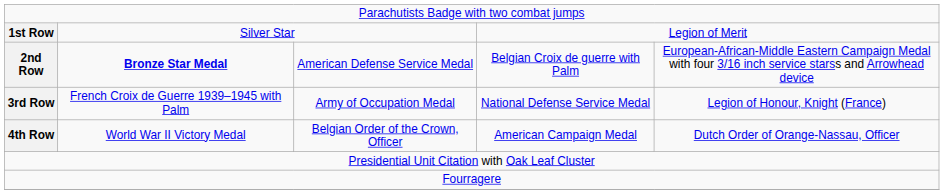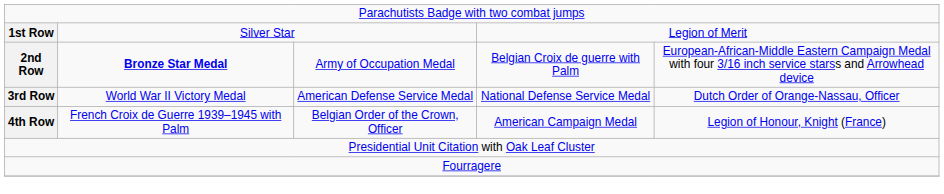(385, 64) American Defense Service Medal -> (385, 64) Army of Occupation Medal
(176, 103) French Croix de Guerre 1939–1945 with Palm -> (176, 96) World War II Victory Medal
(385, 103) Army of Occupation Medal -> (385, 96) American Defense Service Medal
(797, 103) Legion of Honour, Knight (France) -> (797, 96) Dutch Order of Orange-Nassau, Officer
(176, 135) World War II Victory Medal -> (176, 122) French Croix de Guerre 1939–1945 with Palm
(797, 135) Dutch Order of Orange-Nassau, Officer -> (797, 122) Legion of Honour, Knight (France)
